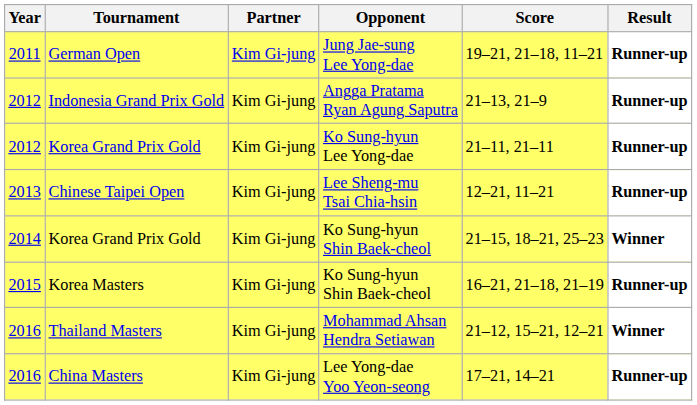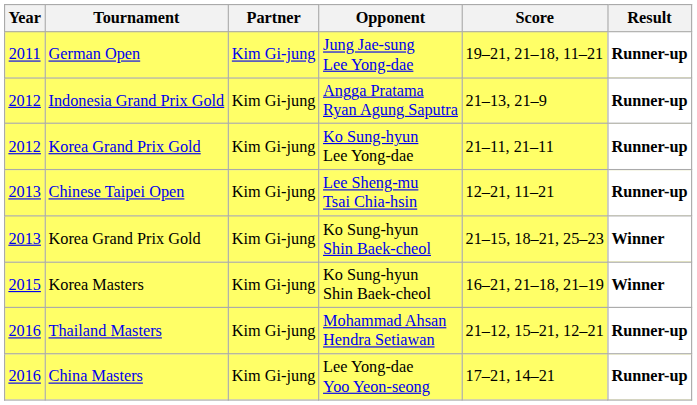(25, 238) 2014 -> (25, 238) 2013
(650, 284) Runner-up -> (638, 284) Winner
(638, 331) Winner -> (650, 331) Runner-up
